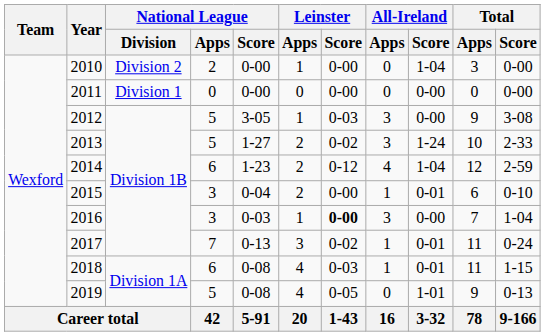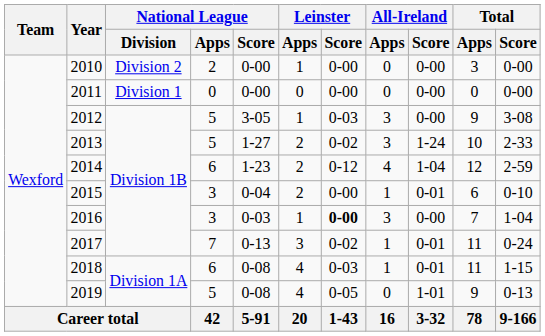(431, 67) 1-04 -> (431, 67) 0-00
